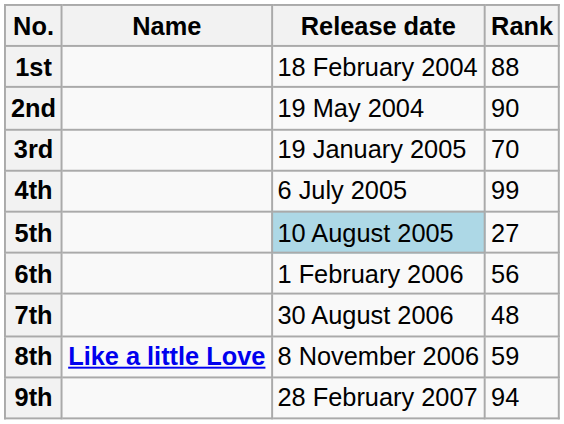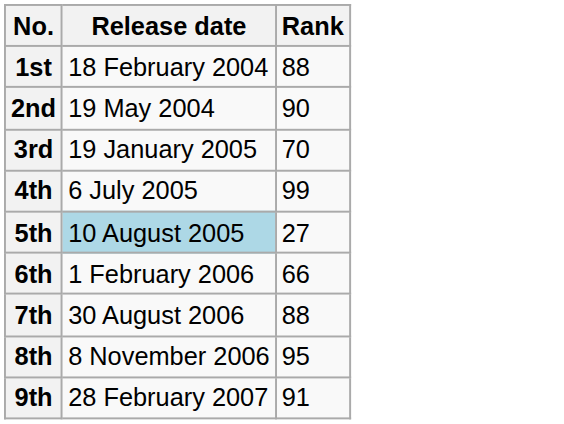- column: (167, 26)
(505, 274) 56 -> (296, 274) 66
(505, 315) 48 -> (296, 315) 88
(505, 356) 59 -> (296, 356) 95
(505, 397) 94 -> (296, 397) 91
